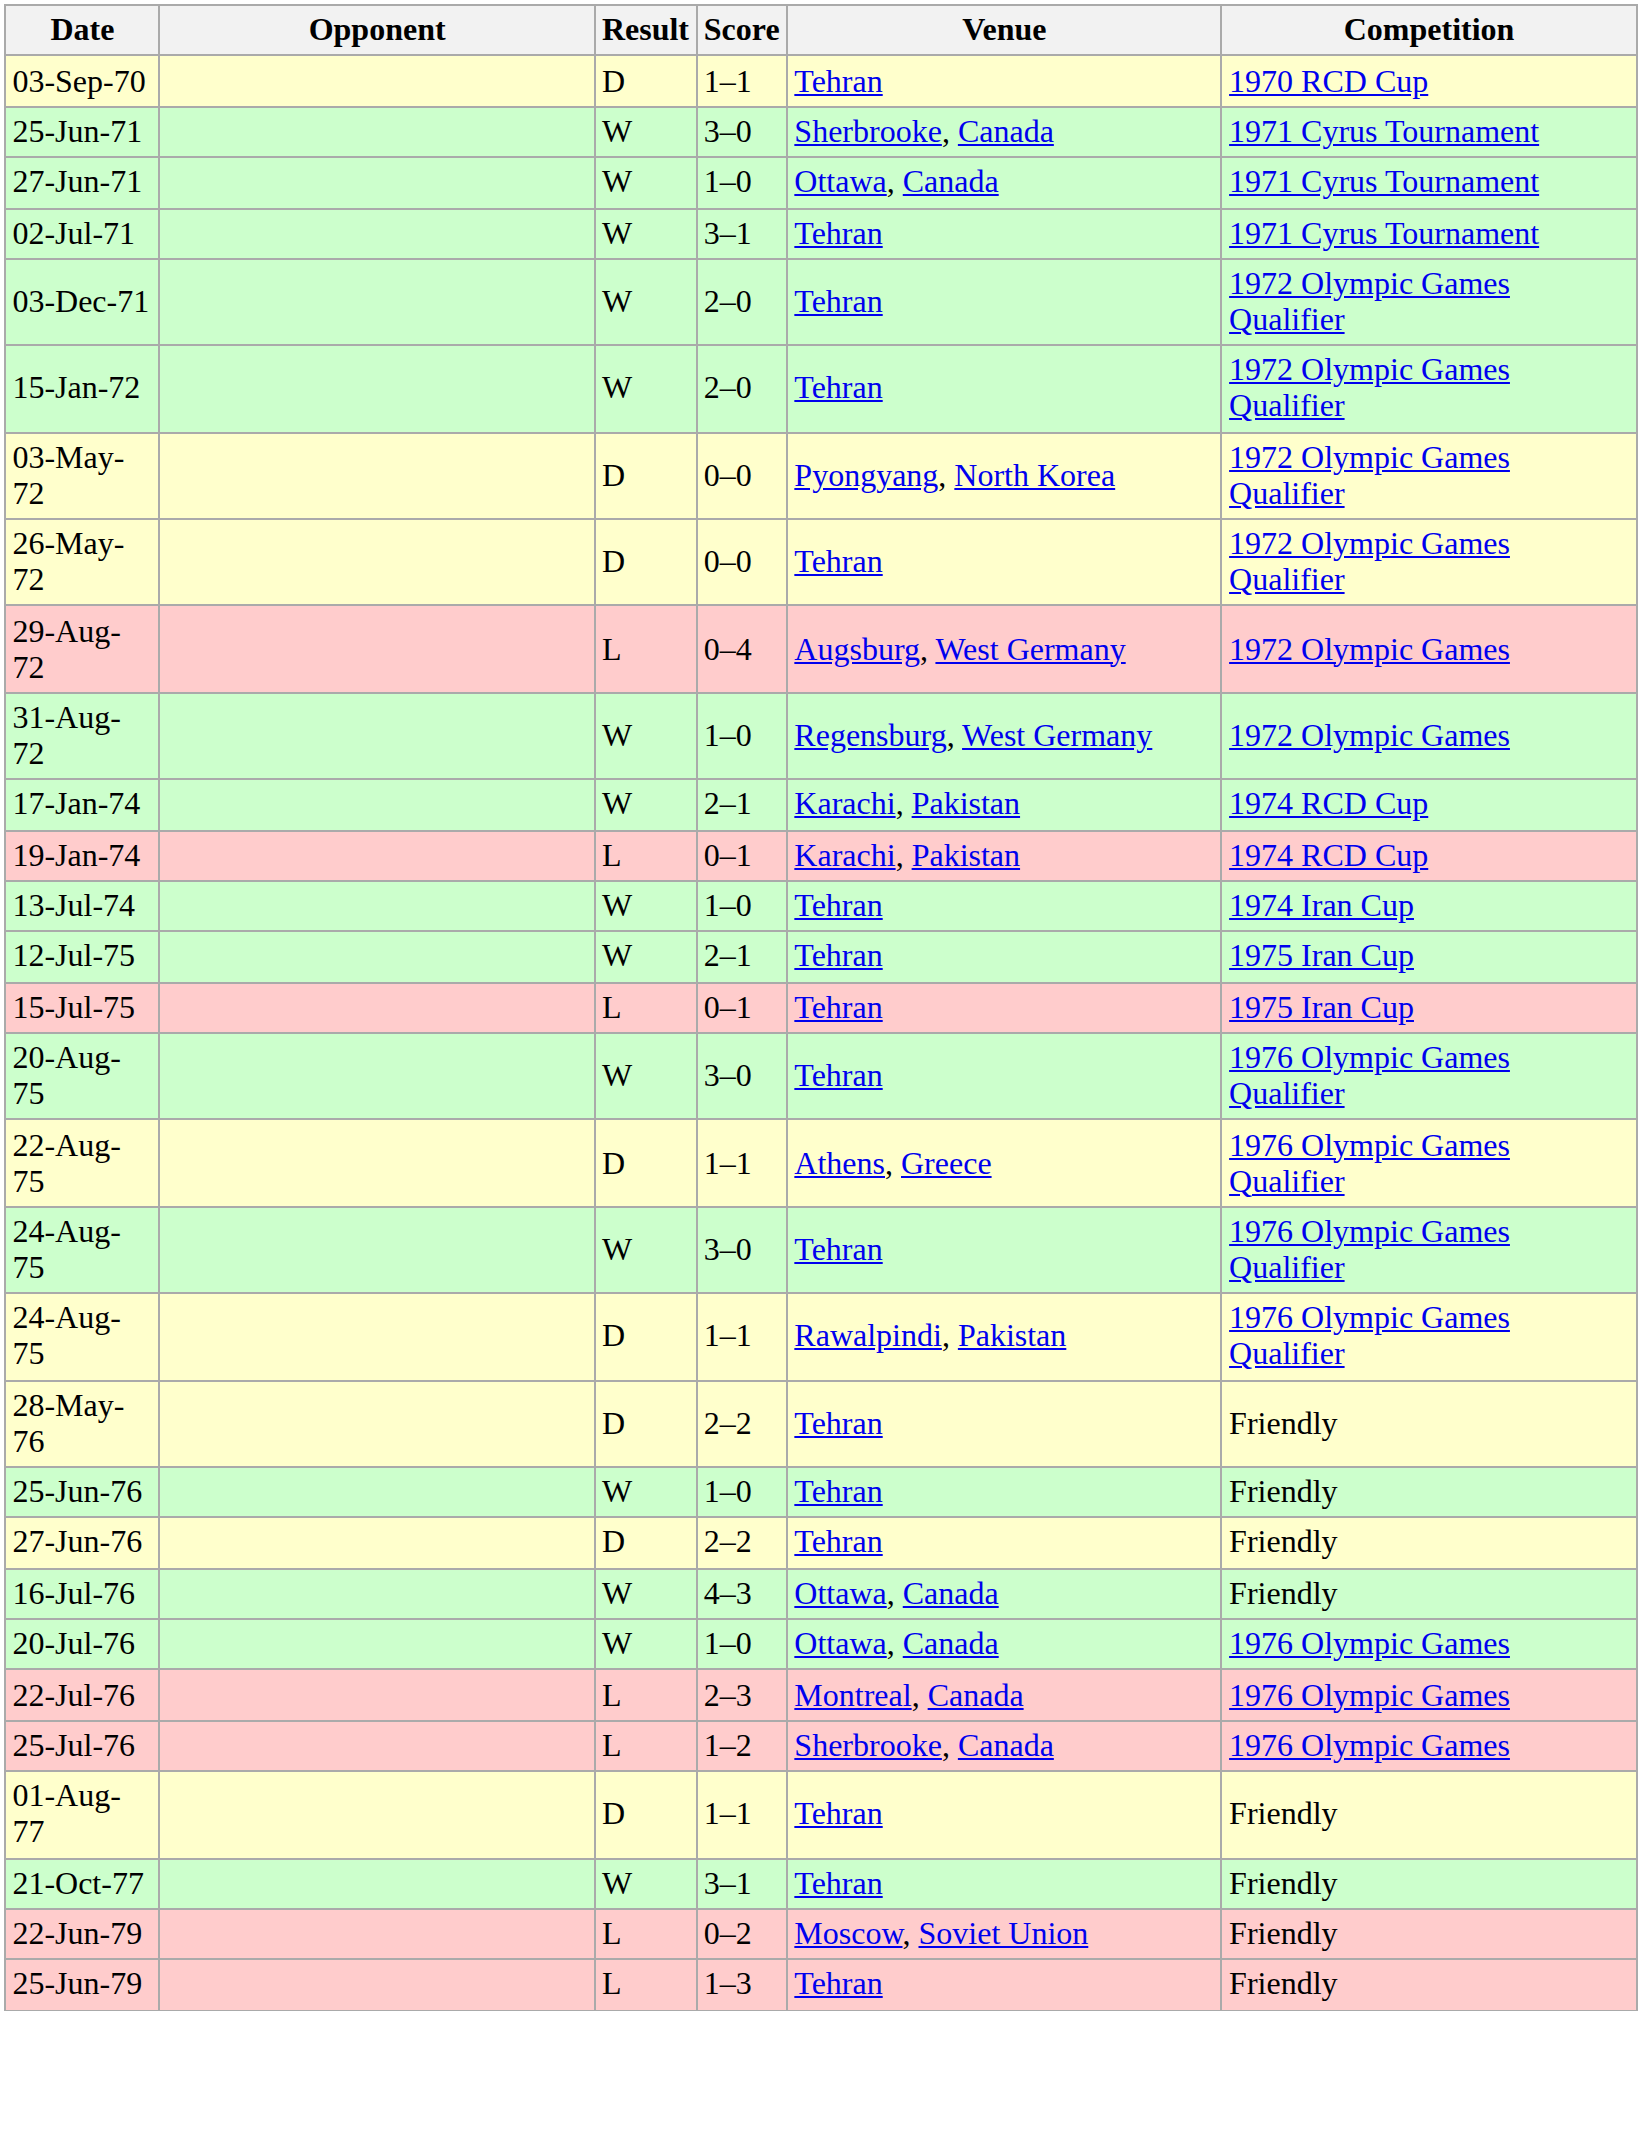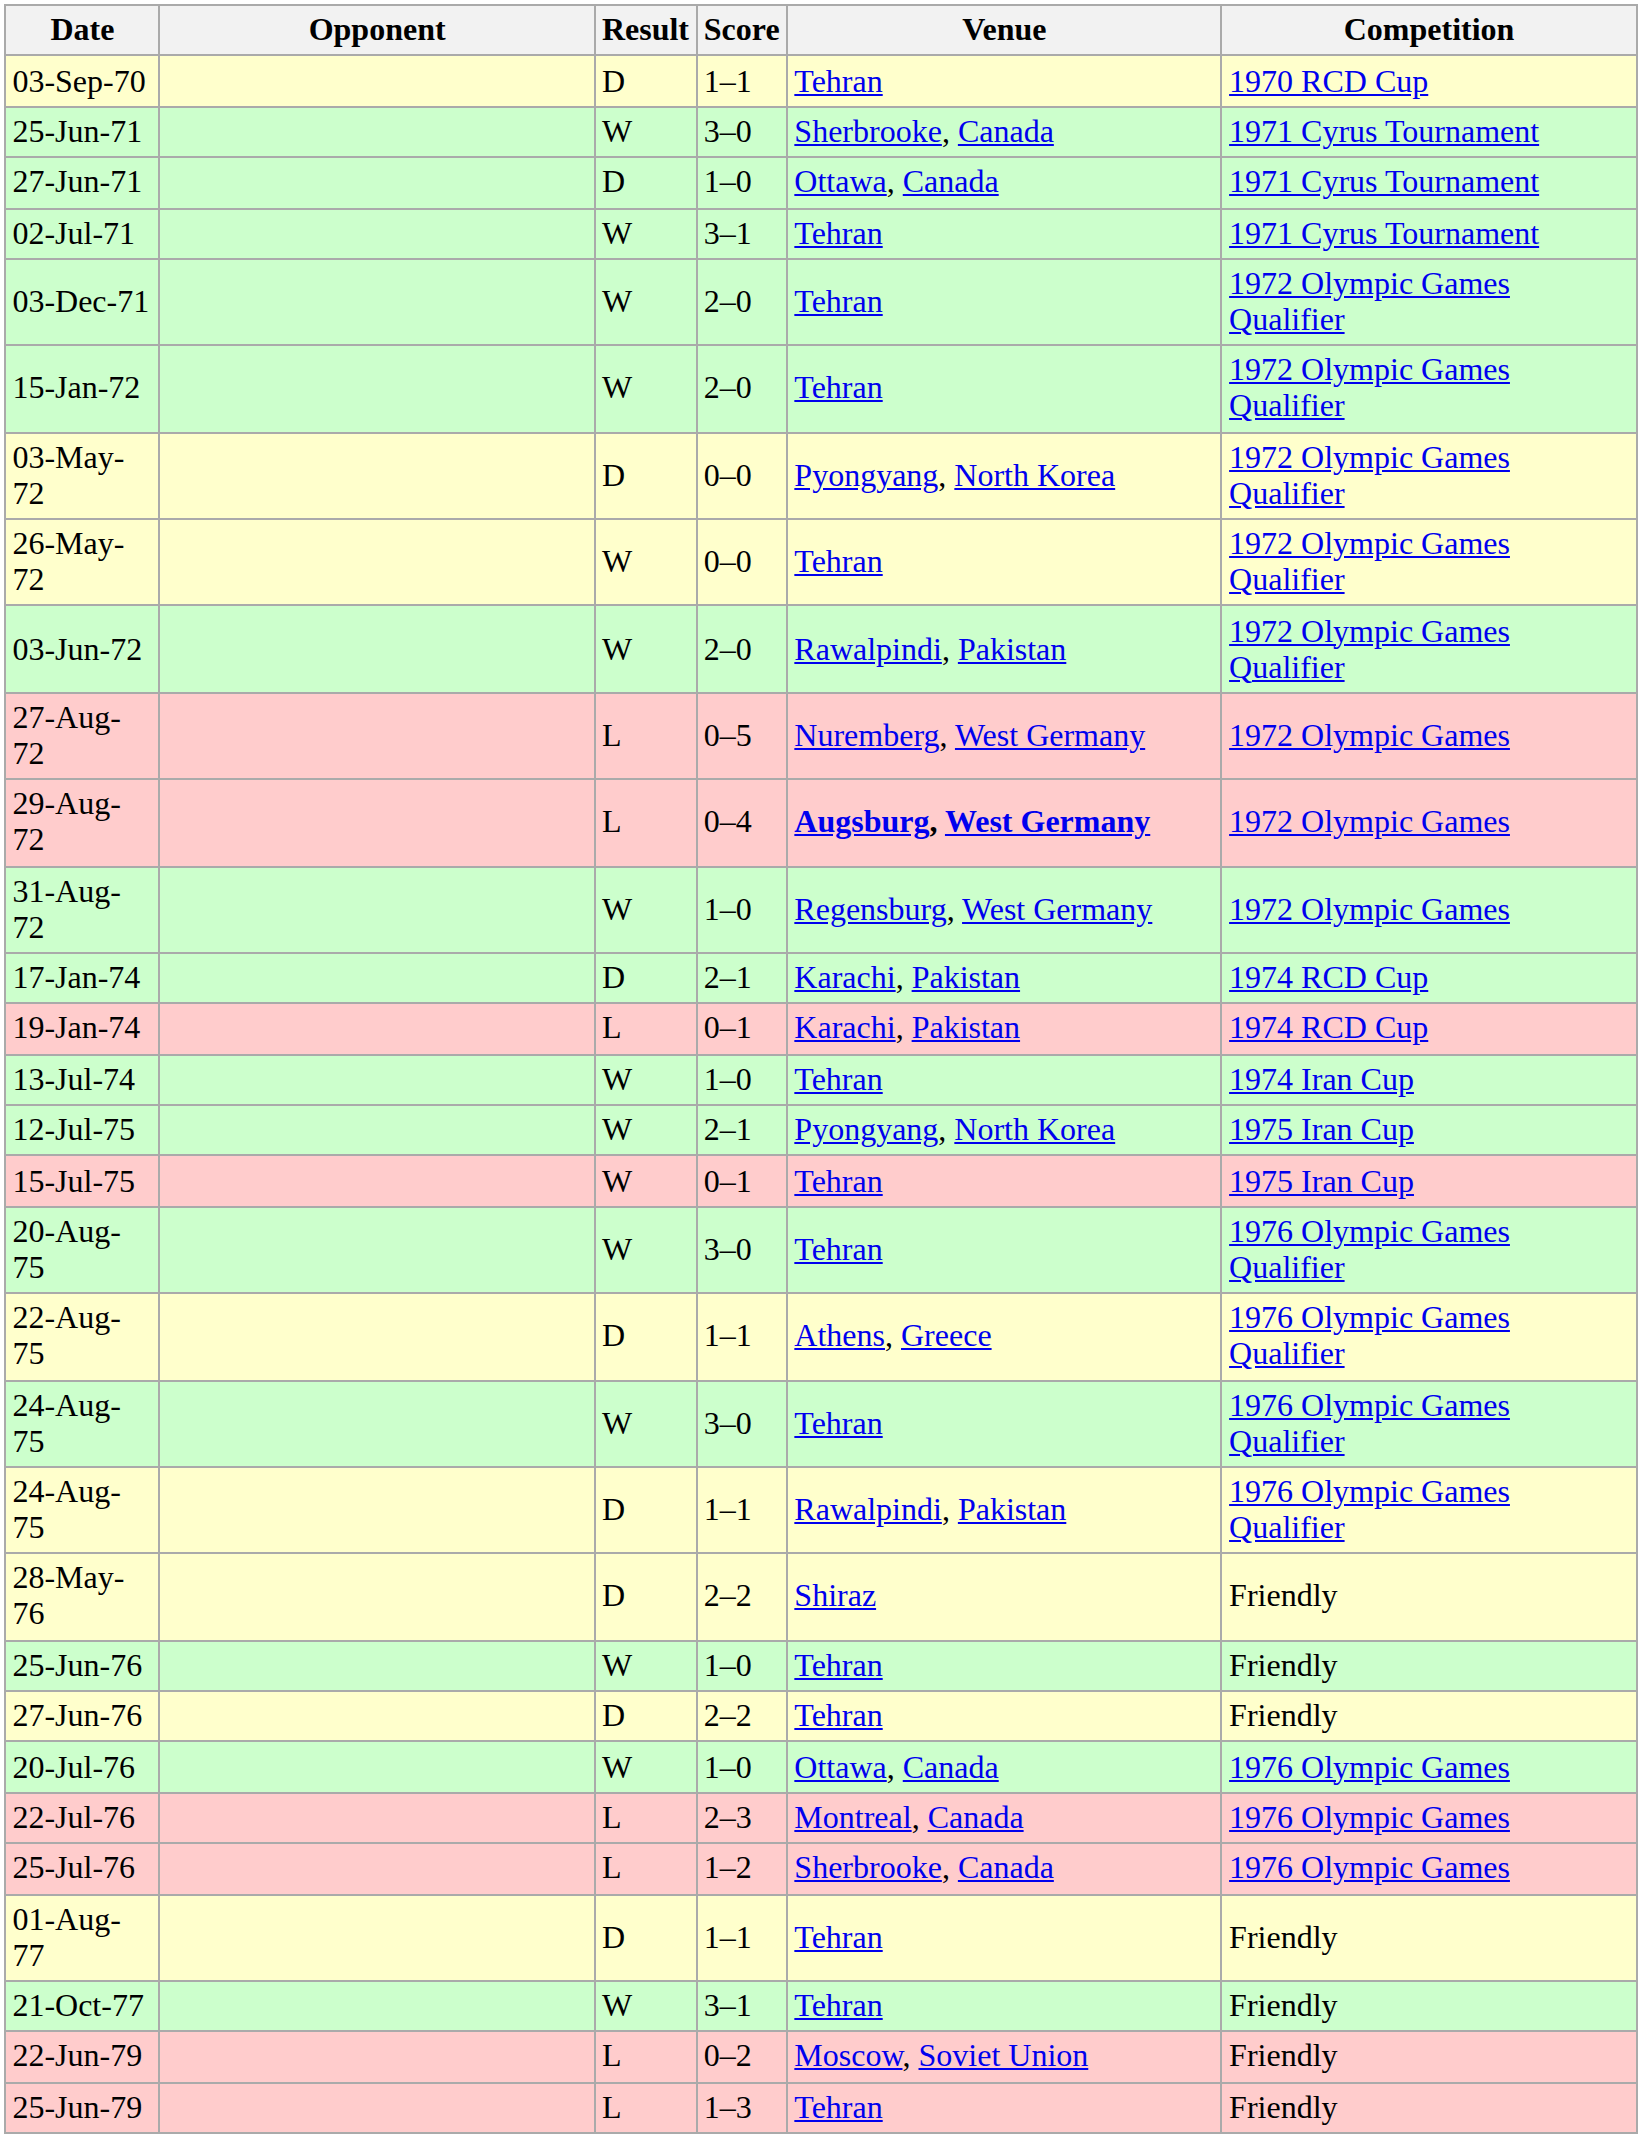(617, 182) W -> (613, 182) D
(613, 561) D -> (617, 561) W
+ row: (77, 648)
+ row: (67, 735)
(960, 648) normal -> (972, 822) bold
(617, 804) W -> (613, 977) D
(839, 956) Tehran -> (955, 1129) Pyongyang, North Korea
(612, 1007) L -> (617, 1180) W
(839, 1422) Tehran -> (835, 1596) Shiraz
- row: (74, 1593)
